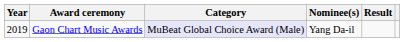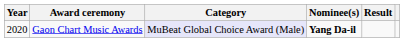(17, 29) 2019 -> (17, 29) 2020
(332, 29) normal -> (332, 29) bold
